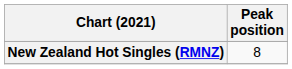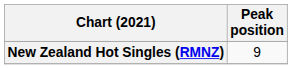(257, 52) 8 -> (257, 52) 9
